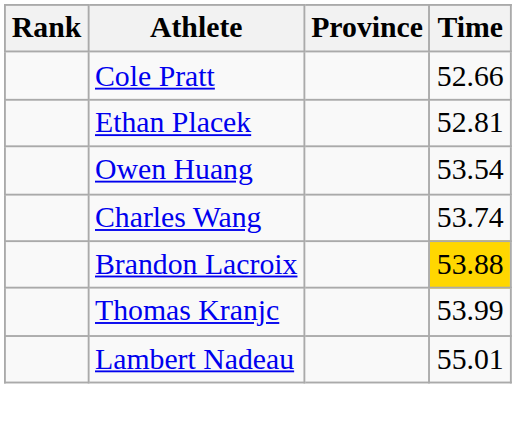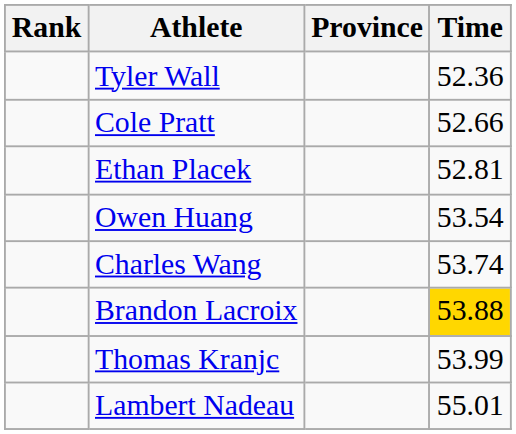+ row: (157, 75)
